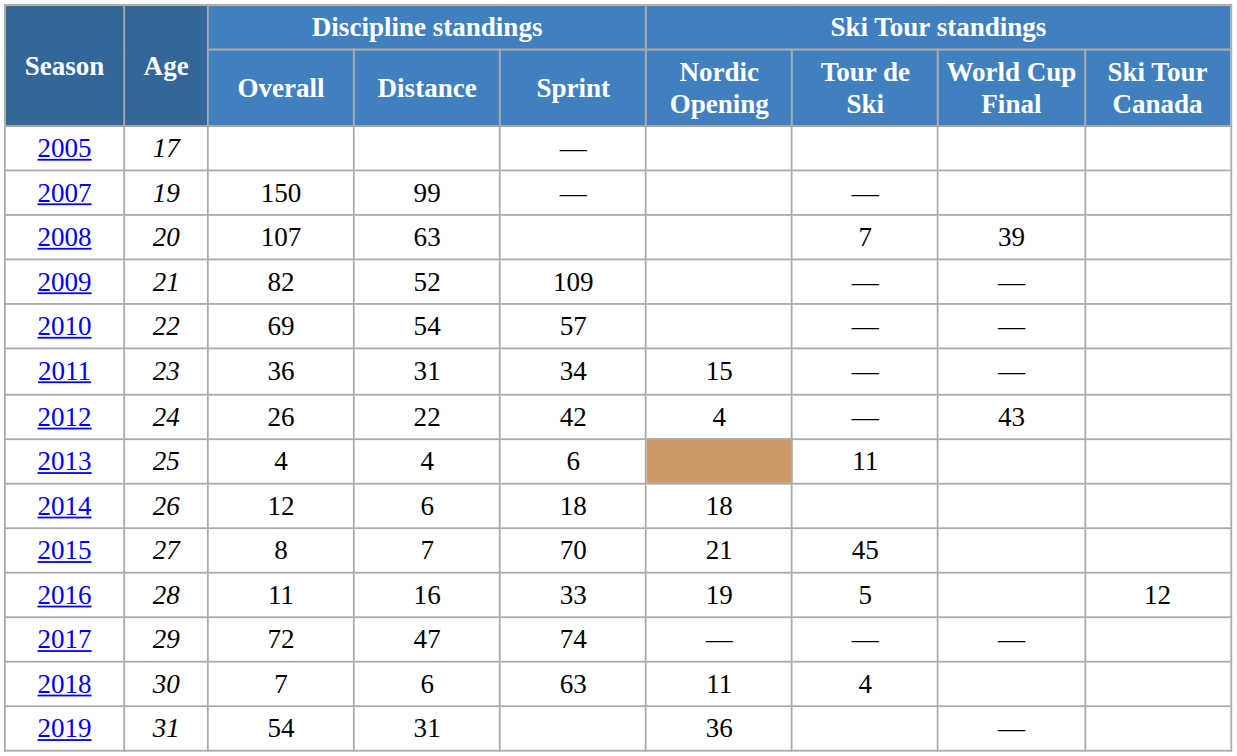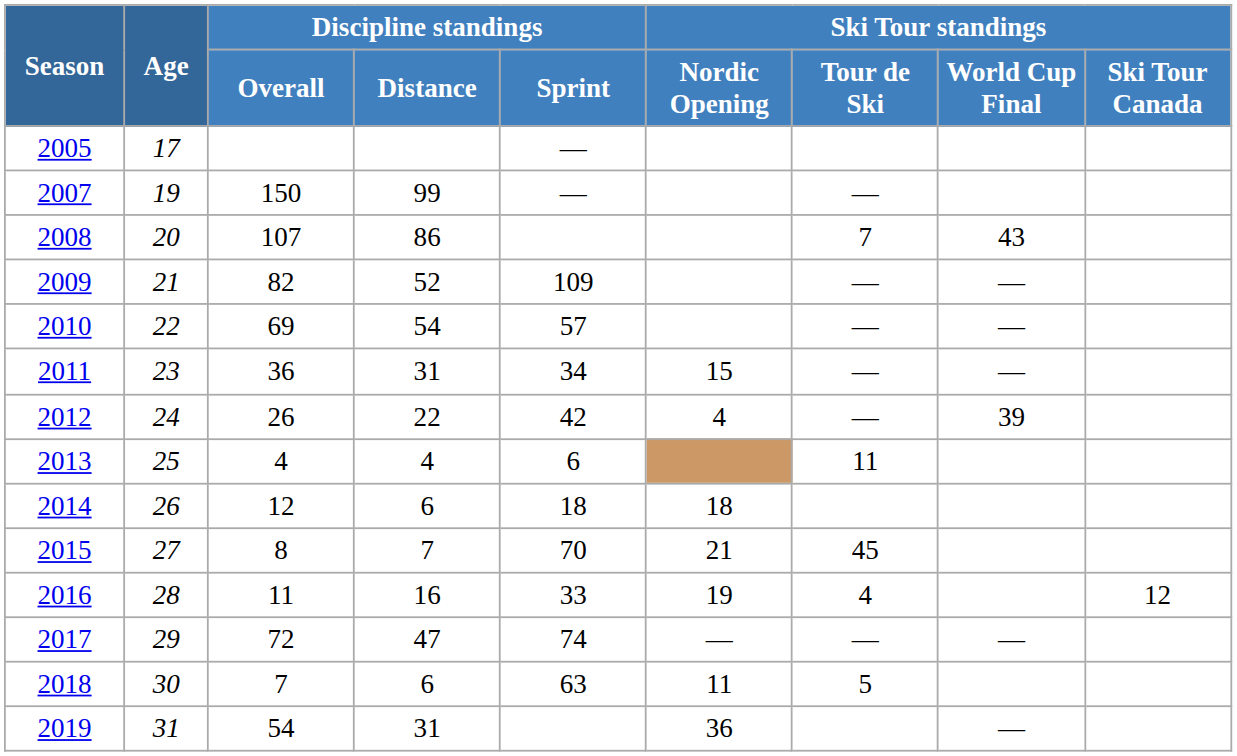(427, 237) 63 -> (427, 237) 86
(1011, 237) 39 -> (1011, 237) 43
(1011, 415) 43 -> (1011, 415) 39
(865, 594) 5 -> (865, 594) 4
(865, 683) 4 -> (865, 683) 5
